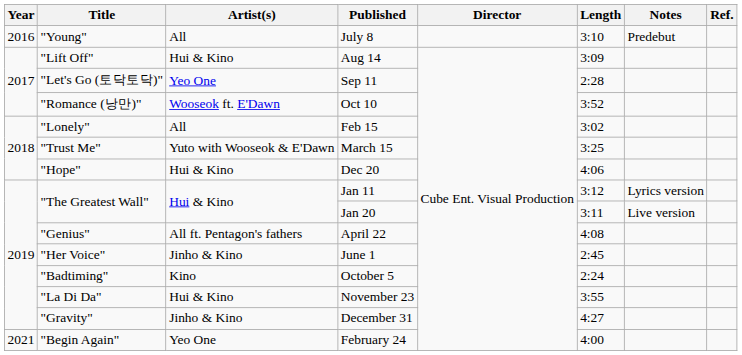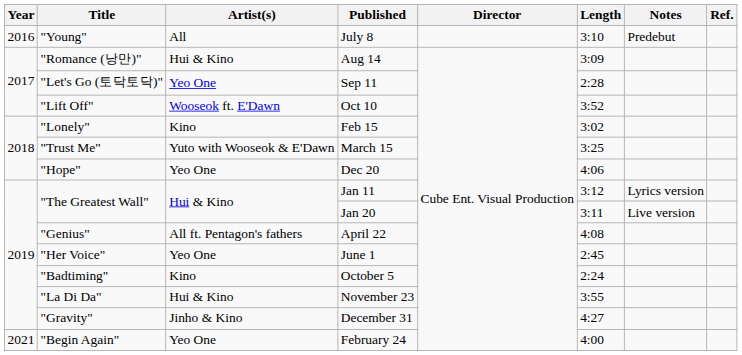(67, 57) "Lift Off" -> (91, 58) "Romance (낭만)"
(91, 103) "Romance (낭만)" -> (67, 105) "Lift Off"
(178, 126) All -> (183, 126) Kino
(201, 169) Hui & Kino -> (193, 169) Yeo One
(206, 254) Jinho & Kino -> (193, 254) Yeo One
